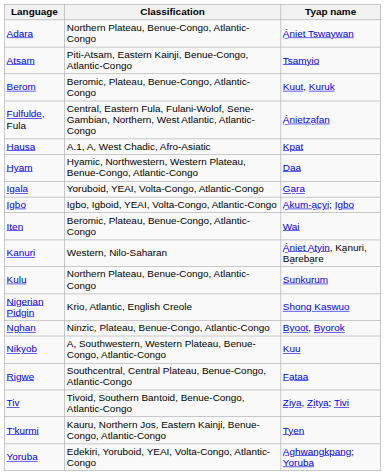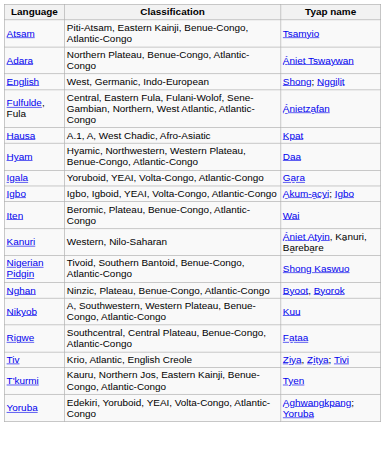rows swapped: (20, 33) <-> (21, 60)
- row: (21, 87)
+ row: (23, 81)
- row: (17, 280)
(129, 307) Krio, Atlantic, English Creole -> (156, 269) Tivoid, Southern Bantoid, Benue-Conɡo, Atlantic-Congo
(156, 403) Tivoid, Southern Bantoid, Benue-Conɡo, Atlantic-Congo -> (129, 359) Krio, Atlantic, English Creole
